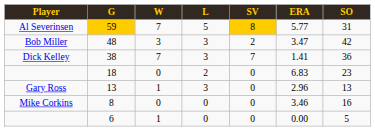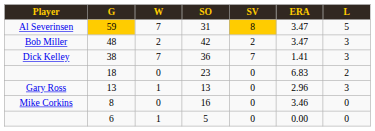columns swapped: (206, 12) <-> (347, 12)
(300, 27) 5.77 -> (300, 27) 3.47
(159, 42) 3 -> (159, 42) 2
